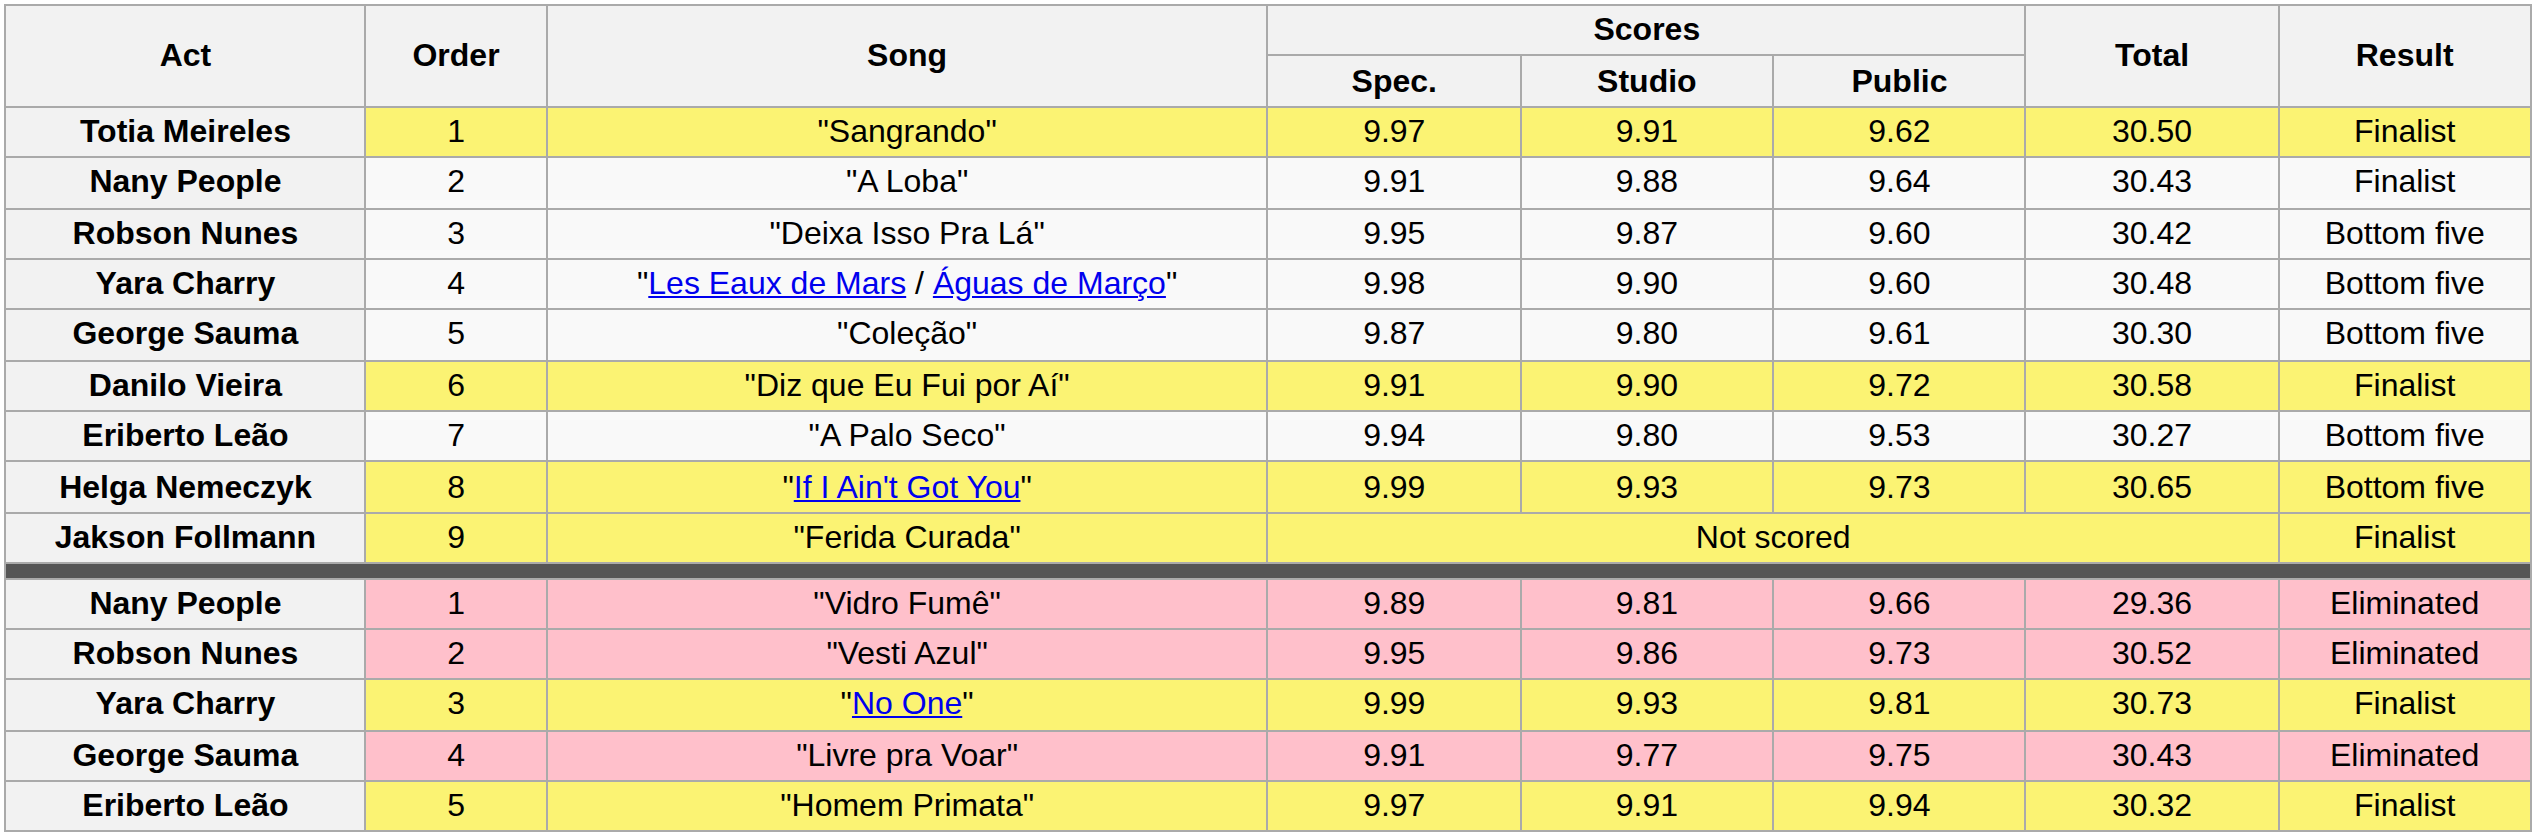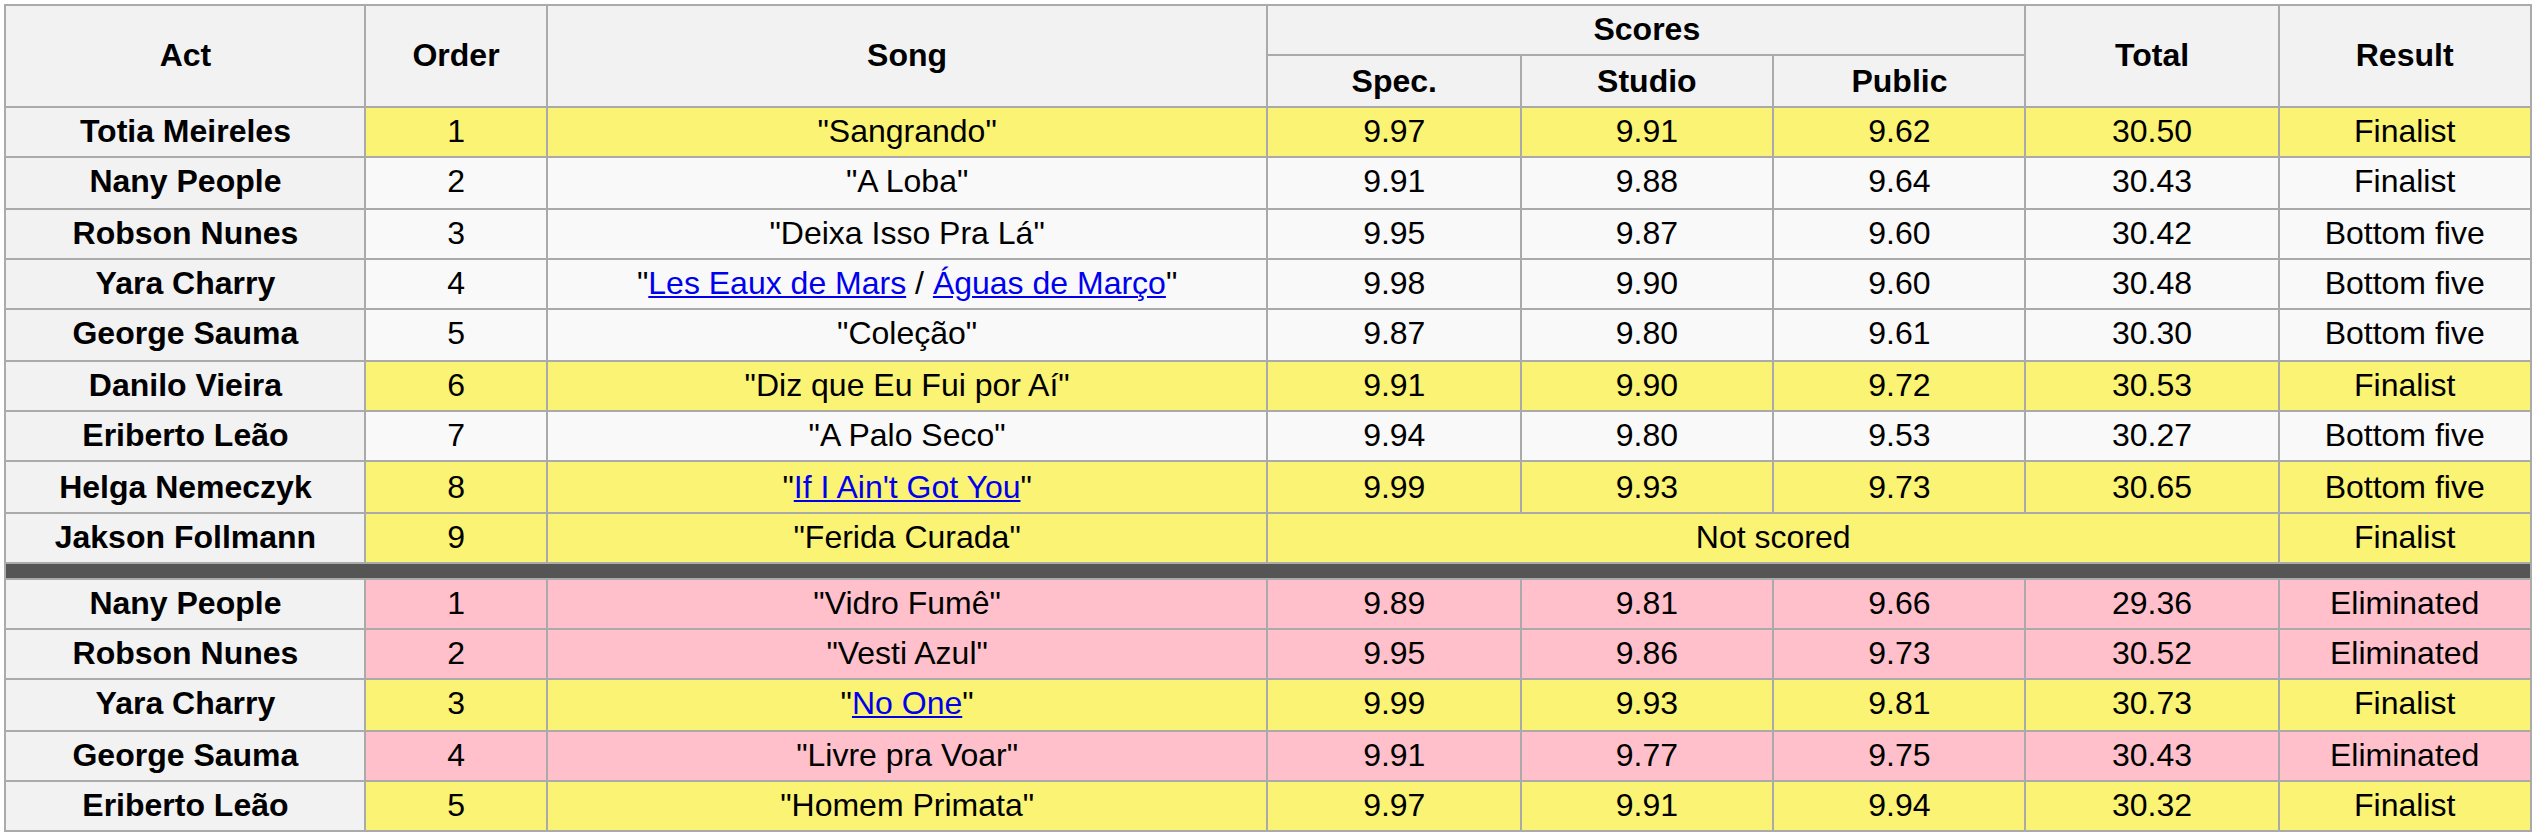(2152, 385) 30.58 -> (2152, 385) 30.53
